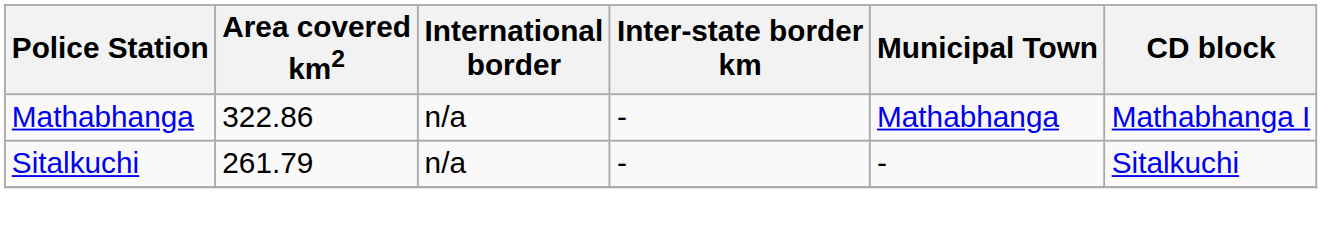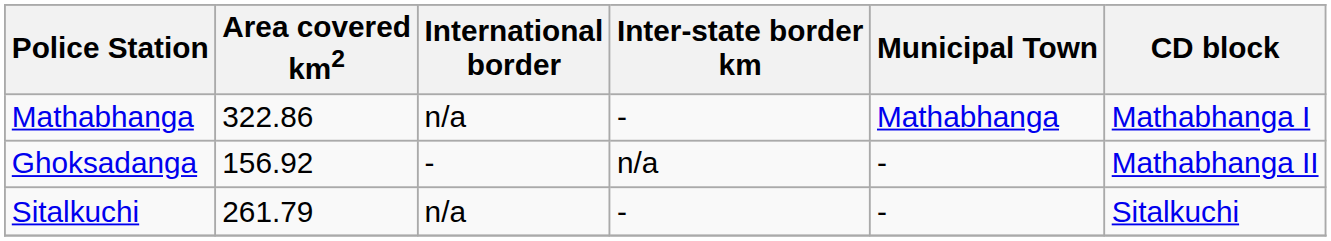+ row: (104, 164)
